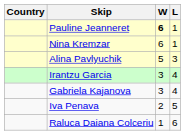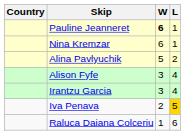(175, 59) 3 -> (175, 59) 2
+ row: (74, 75)
- row: (90, 91)
(175, 106) no background -> (175, 106) gold background
